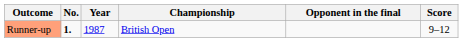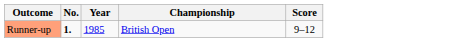- column: (353, 12)
(94, 29) 1987 -> (94, 29) 1985
